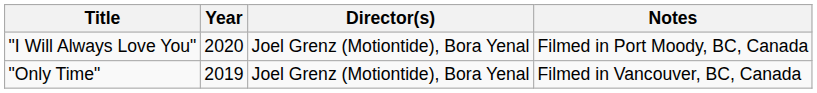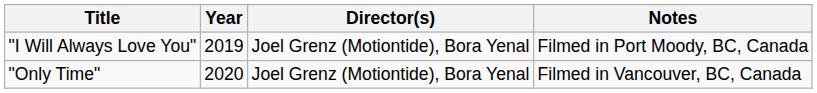(224, 46) 2020 -> (224, 46) 2019
(224, 74) 2019 -> (224, 74) 2020
